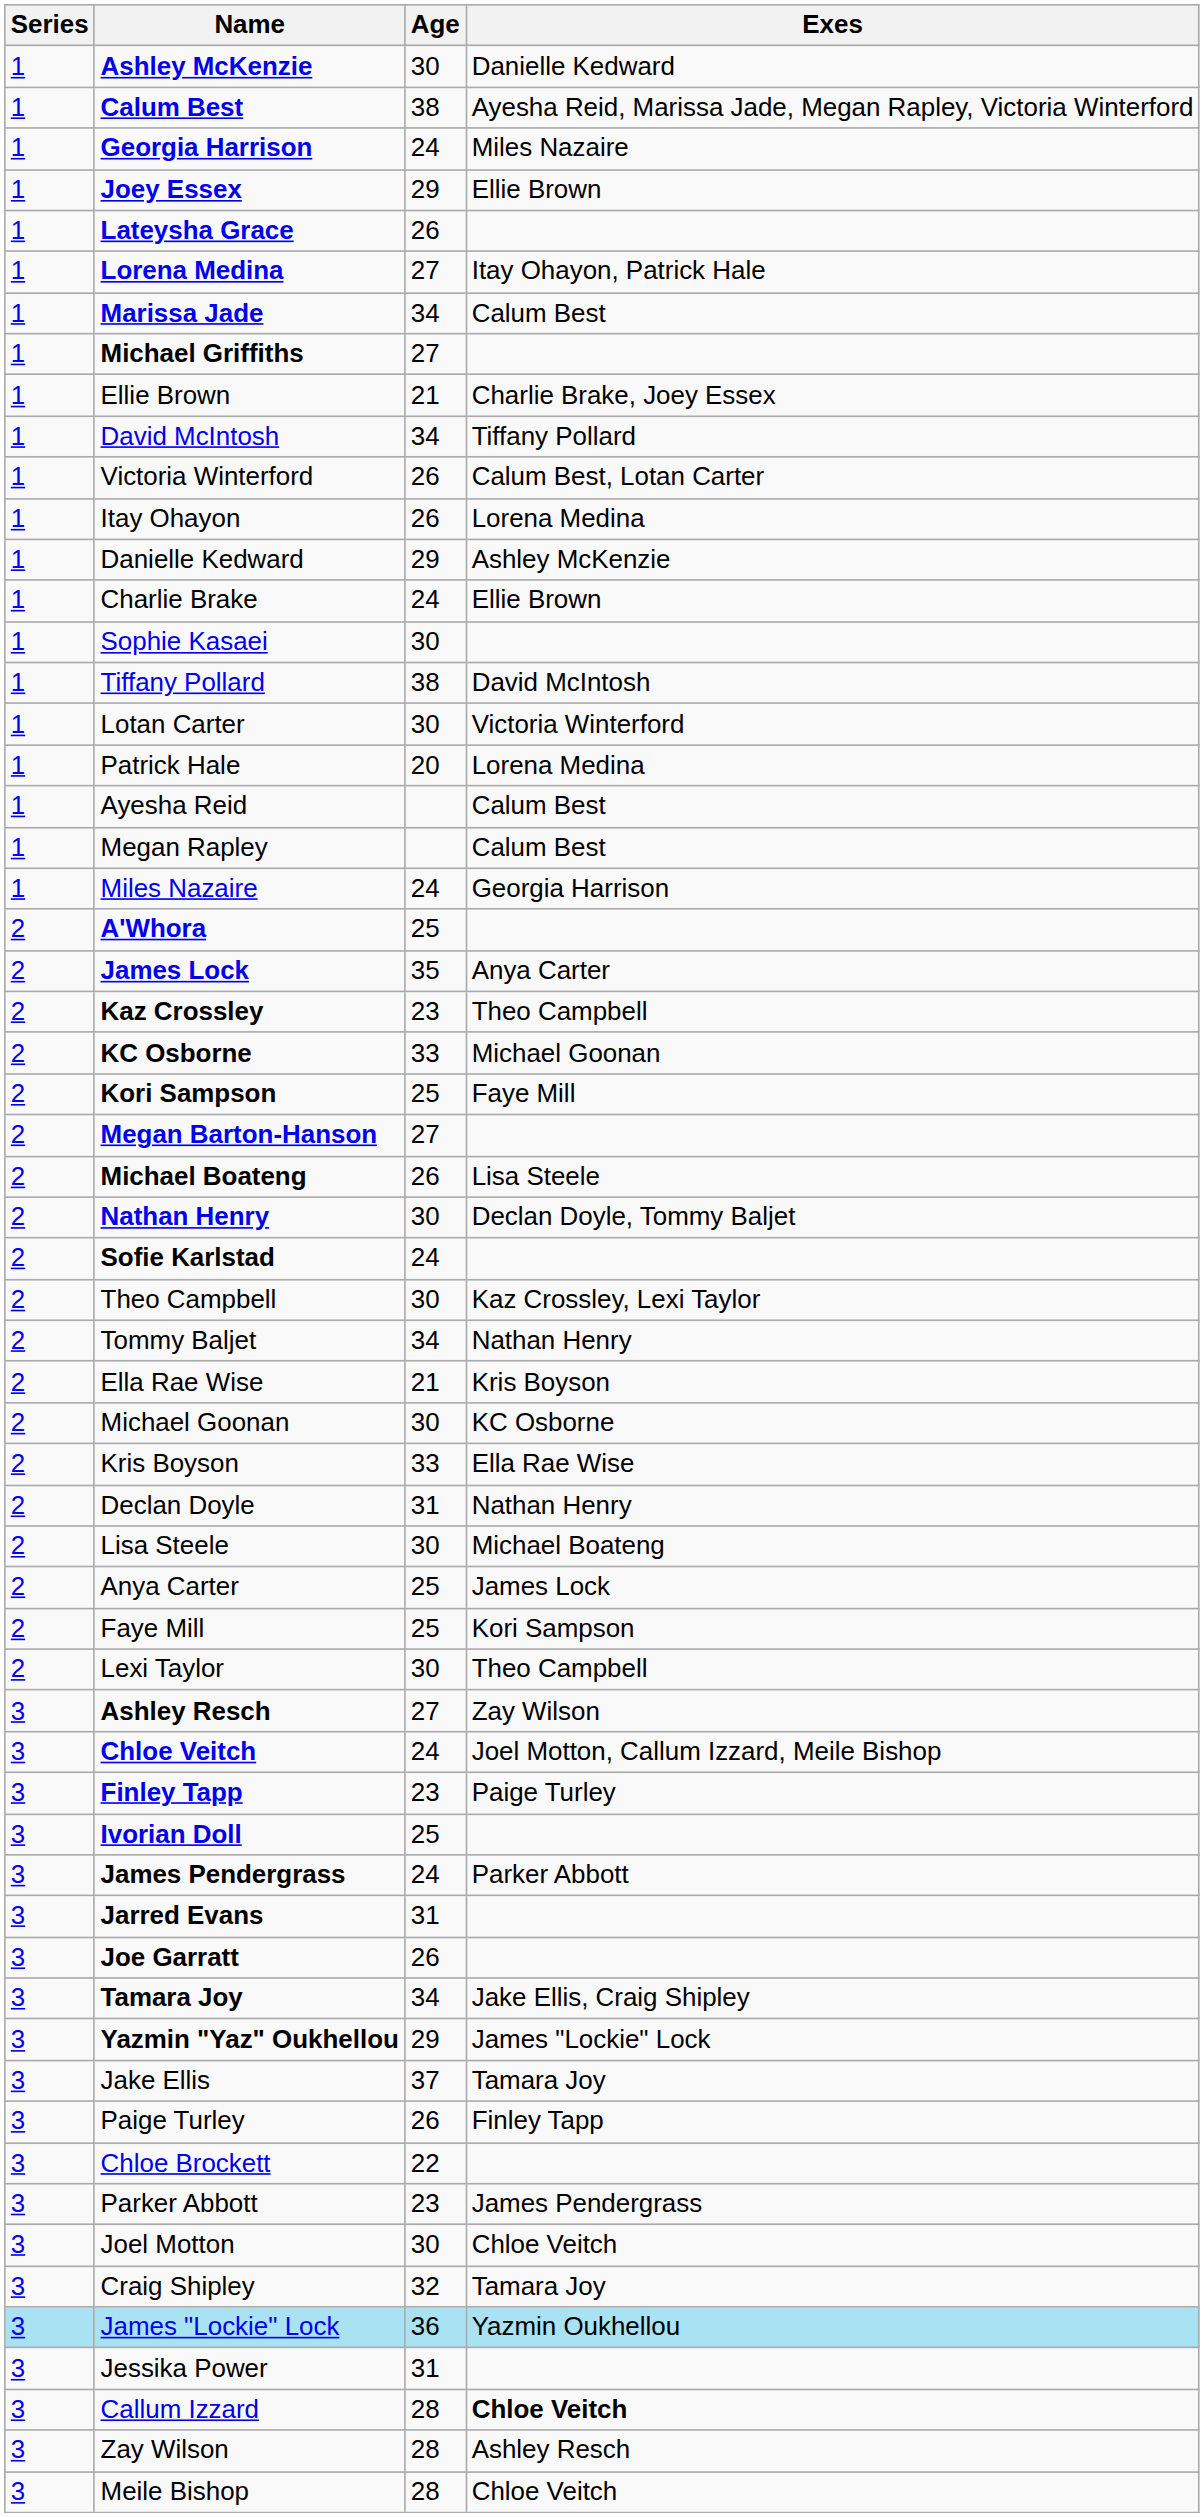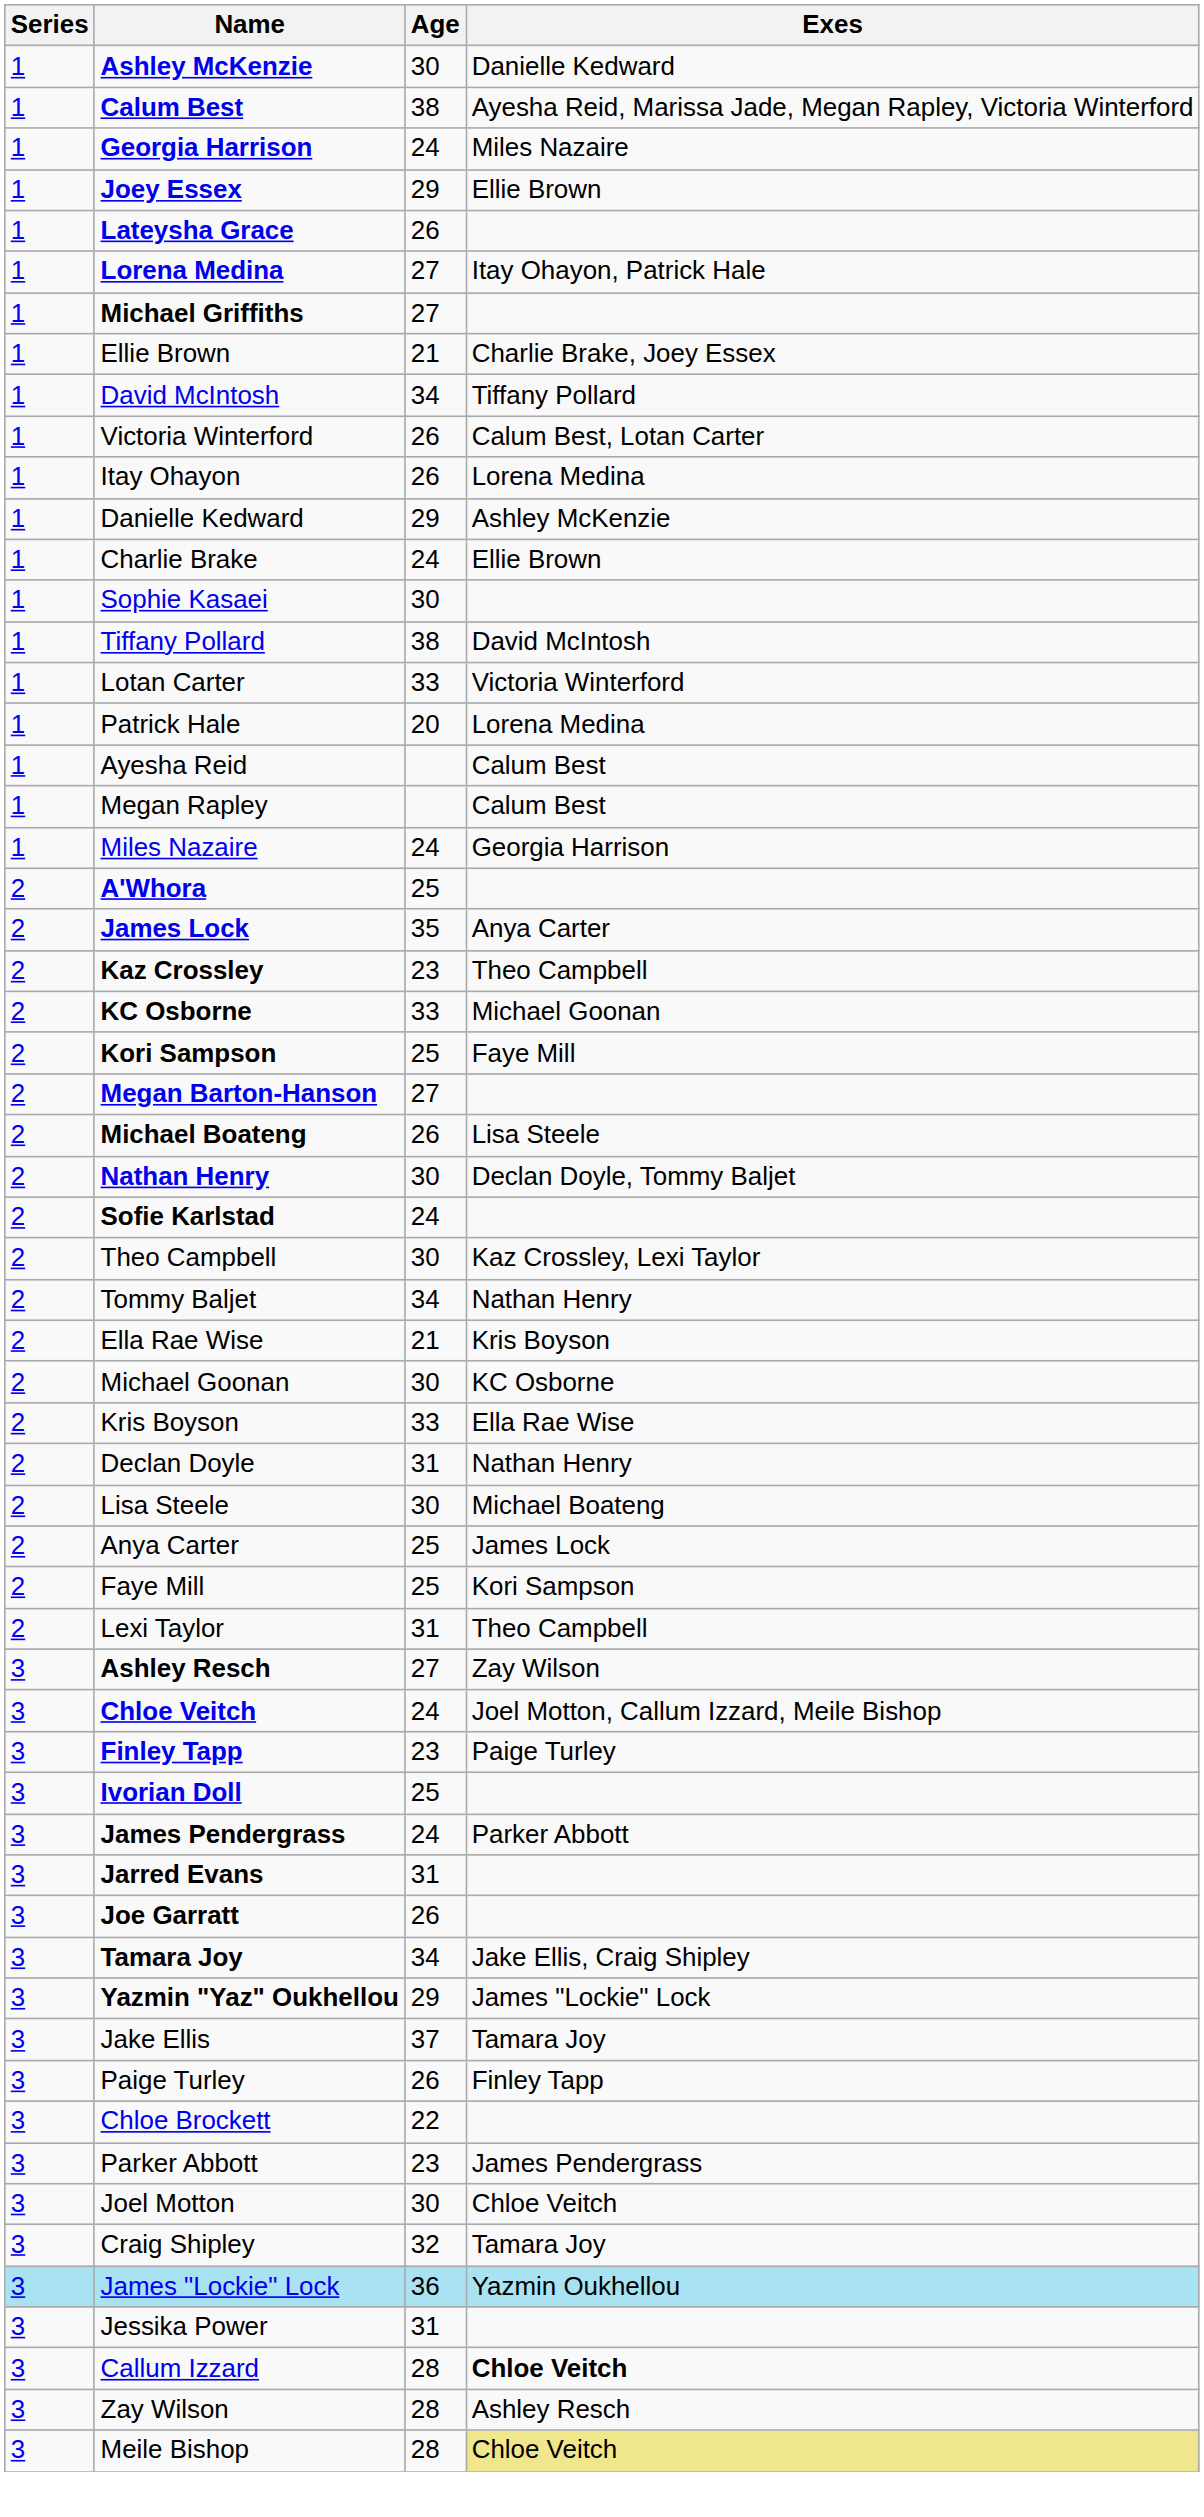- row: (182, 312)
(425, 723) 30 -> (425, 682) 33
(425, 1669) 30 -> (425, 1628) 31
(544, 2491) no background -> (544, 2450) khaki background
